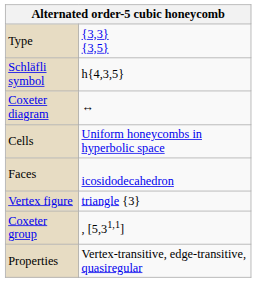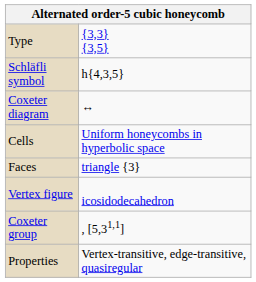(128, 181) icosidodecahedron -> (111, 167) triangle {3}
(111, 201) triangle {3} -> (128, 201) icosidodecahedron
